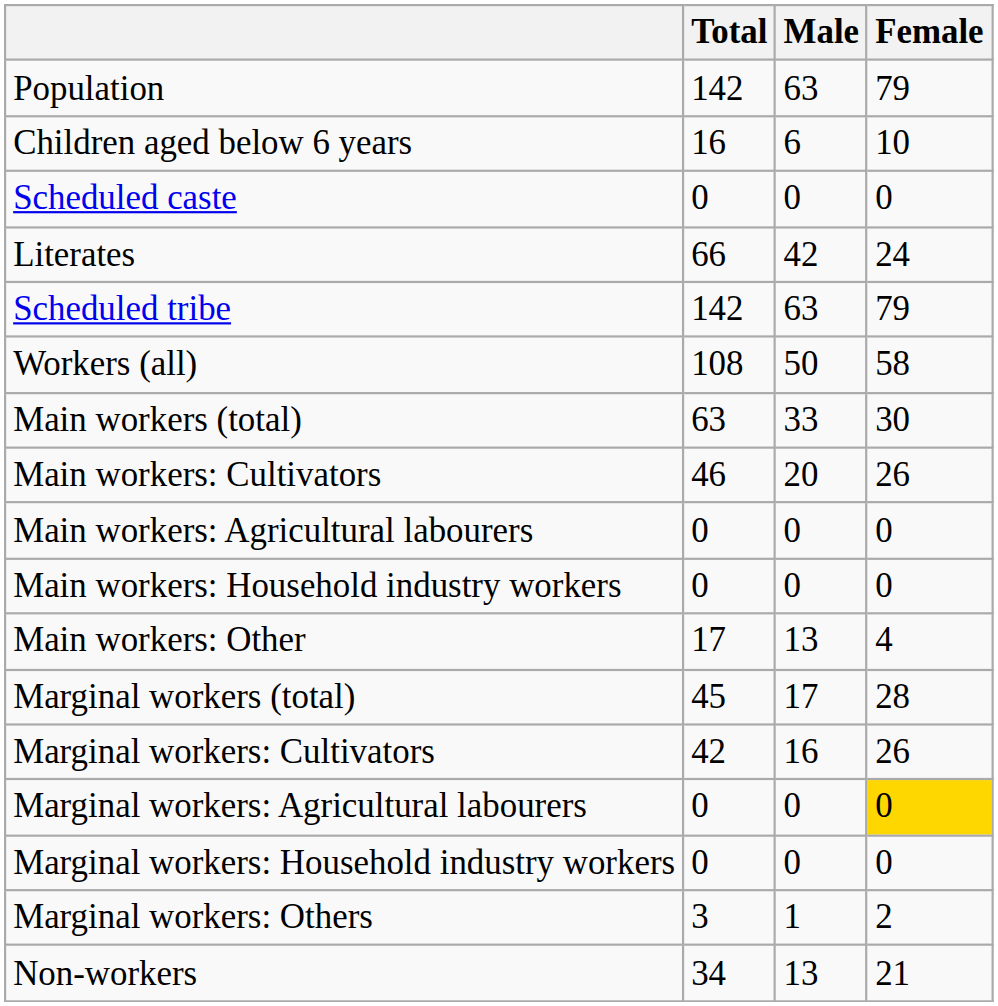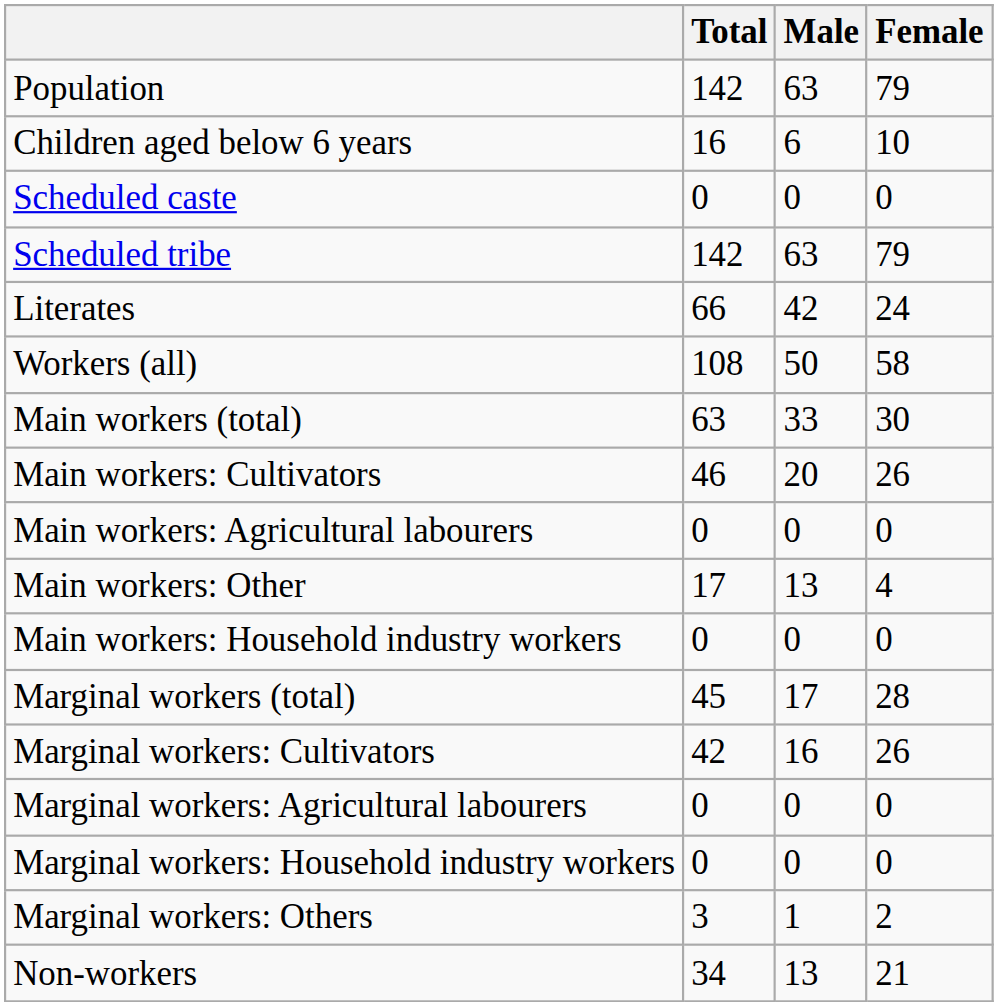rows swapped: (122, 308) <-> (74, 253)
rows swapped: (317, 585) <-> (159, 640)
(884, 806) gold background -> (884, 806) no background
